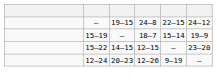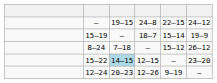+ row: (96, 47)
(122, 47) no background -> (122, 60) lightblue background
